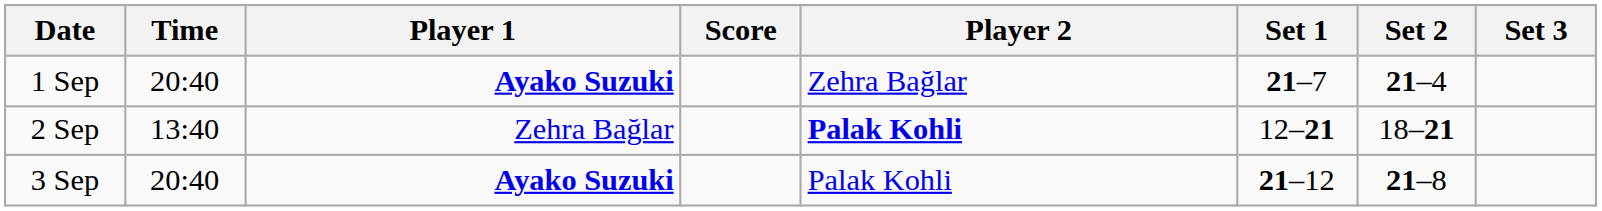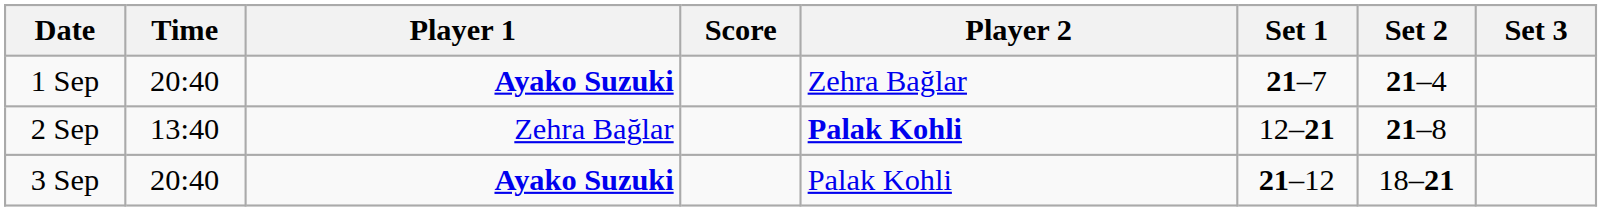(1416, 130) 18–21 -> (1416, 130) 21–8
(1416, 180) 21–8 -> (1416, 180) 18–21
